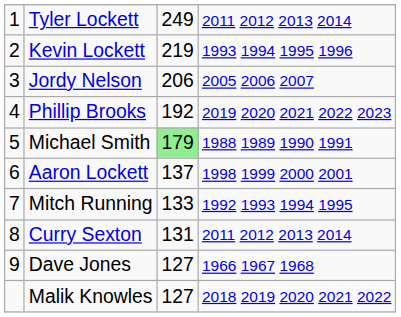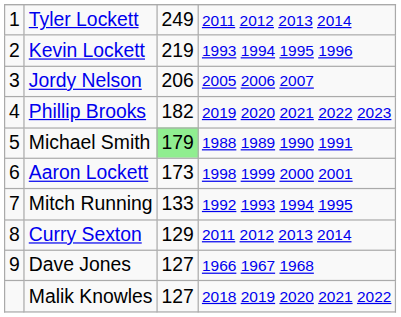(178, 111) 192 -> (178, 111) 182
(178, 173) 137 -> (178, 173) 173
(178, 234) 131 -> (178, 234) 129
